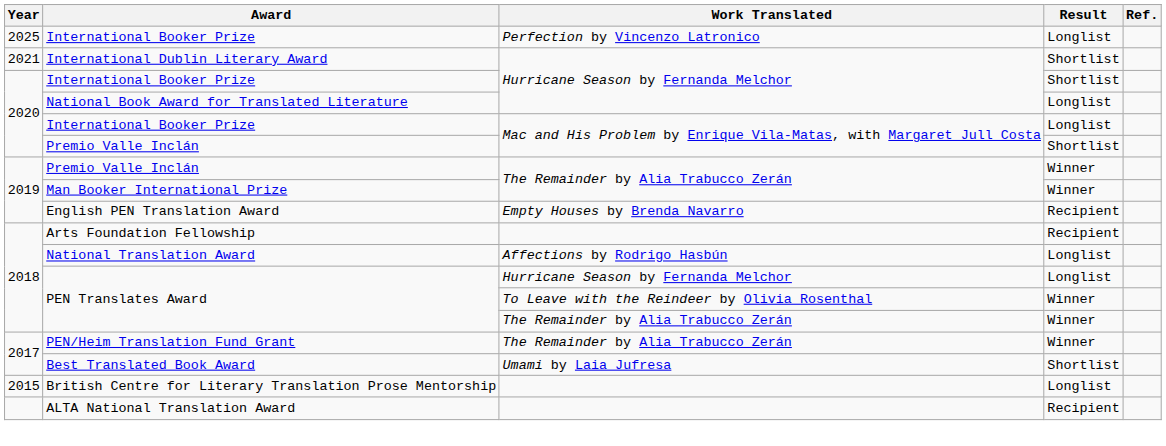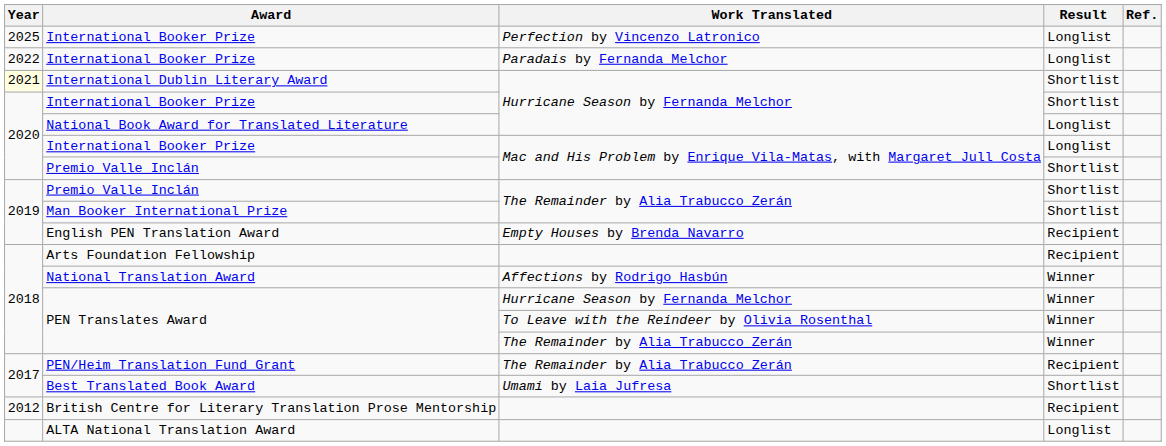+ row: (151, 59)
(24, 59) no background -> (24, 81) lightyellow background
(1071, 168) Winner -> (1084, 190) Shortlist
(1071, 190) Winner -> (1084, 212) Shortlist
(1080, 255) Longlist -> (1071, 277) Winner
(1080, 277) Longlist -> (1071, 299) Winner
(1071, 343) Winner -> (1084, 365) Recipient
(24, 386) 2015 -> (24, 408) 2012
(1080, 386) Longlist -> (1084, 408) Recipient
(1084, 408) Recipient -> (1080, 430) Longlist
